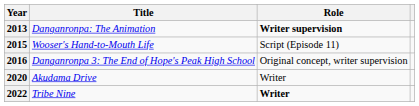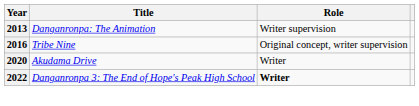(301, 28) bold -> (298, 28) normal
- row: (17, 45)
(143, 61) Danganronpa 3: The End of Hope's Peak High School -> (54, 45) Tribe Nine
(54, 93) Tribe Nine -> (143, 77) Danganronpa 3: The End of Hope's Peak High School
